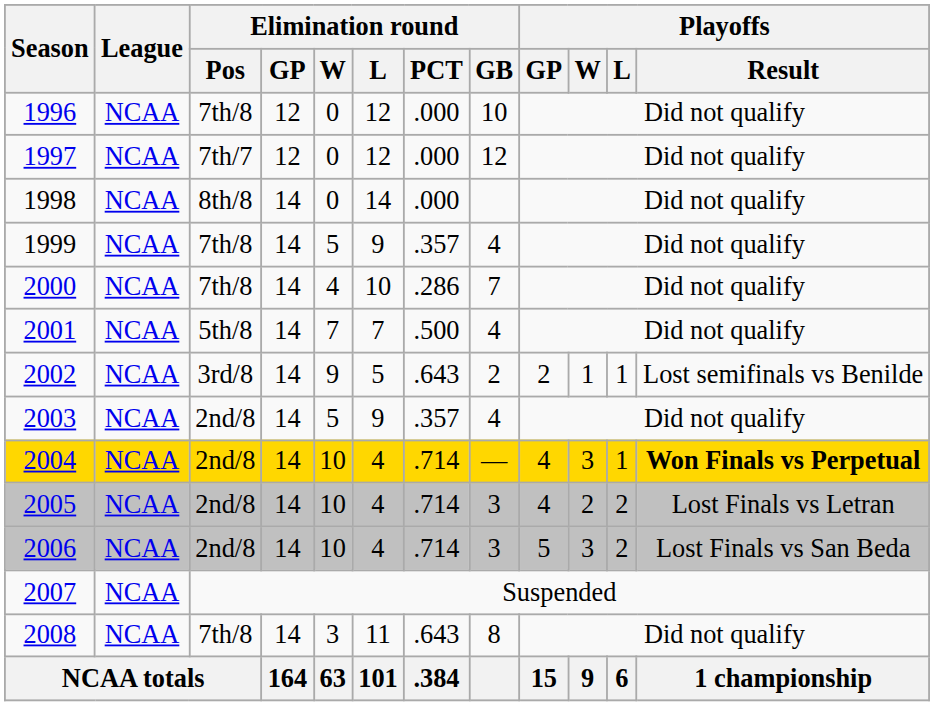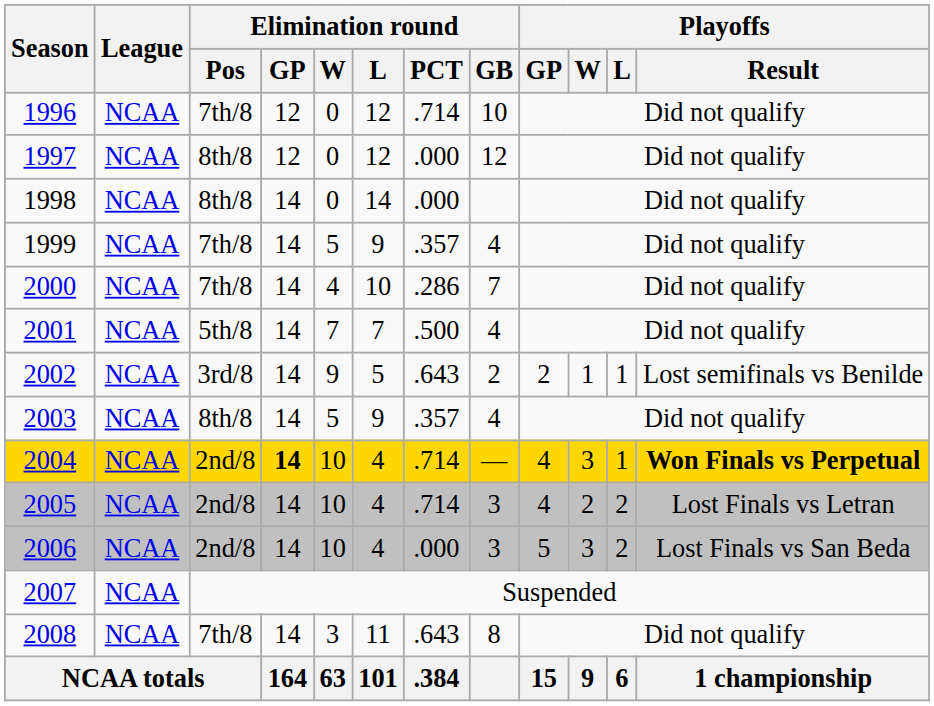(436, 113) .000 -> (436, 113) .714
(225, 157) 7th/7 -> (225, 157) 8th/8
(225, 417) 2nd/8 -> (225, 417) 8th/8
(287, 461) normal -> (287, 461) bold
(436, 548) .714 -> (436, 548) .000
